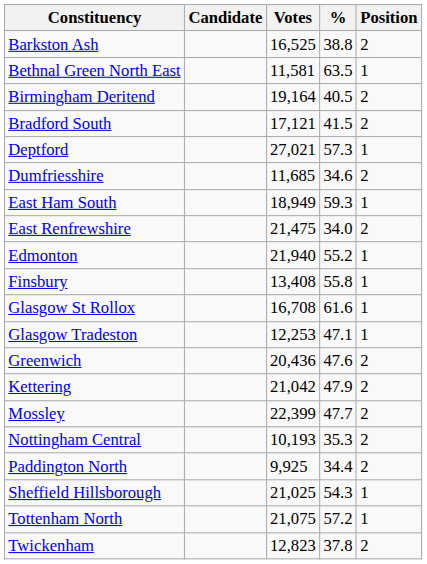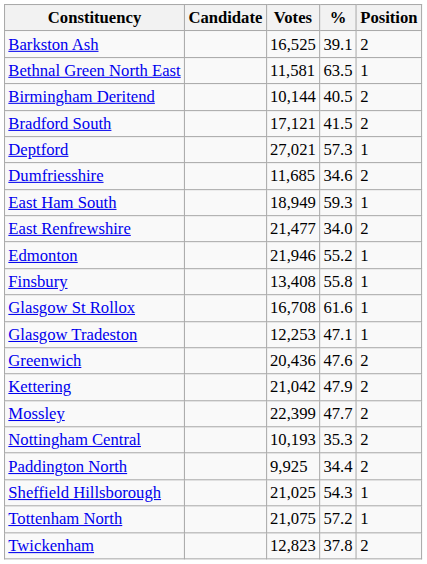(338, 44) 38.8 -> (338, 44) 39.1
(293, 96) 19,164 -> (293, 96) 10,144
(293, 228) 21,475 -> (293, 228) 21,477
(293, 255) 21,940 -> (293, 255) 21,946
